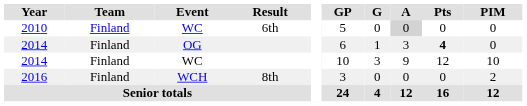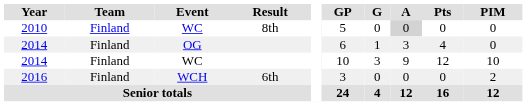(270, 28) 6th -> (270, 28) 8th
(443, 44) bold -> (443, 44) normal
(270, 76) 8th -> (270, 76) 6th
